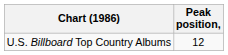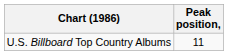(198, 42) 12 -> (198, 42) 11
